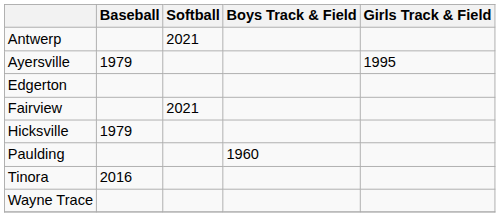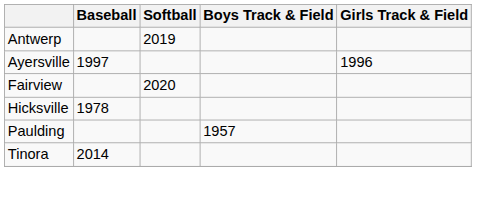(183, 39) 2021 -> (159, 39) 2019
(116, 62) 1979 -> (93, 62) 1997
(380, 62) 1995 -> (356, 62) 1996
- row: (37, 85)
(183, 108) 2021 -> (159, 85) 2020
(116, 131) 1979 -> (93, 108) 1978
(243, 154) 1960 -> (219, 131) 1957
(116, 177) 2016 -> (93, 154) 2014
- row: (50, 200)
